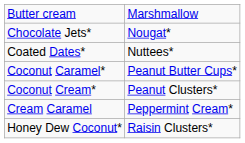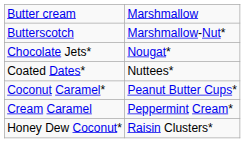+ row: (40, 33)
- row: (52, 90)
